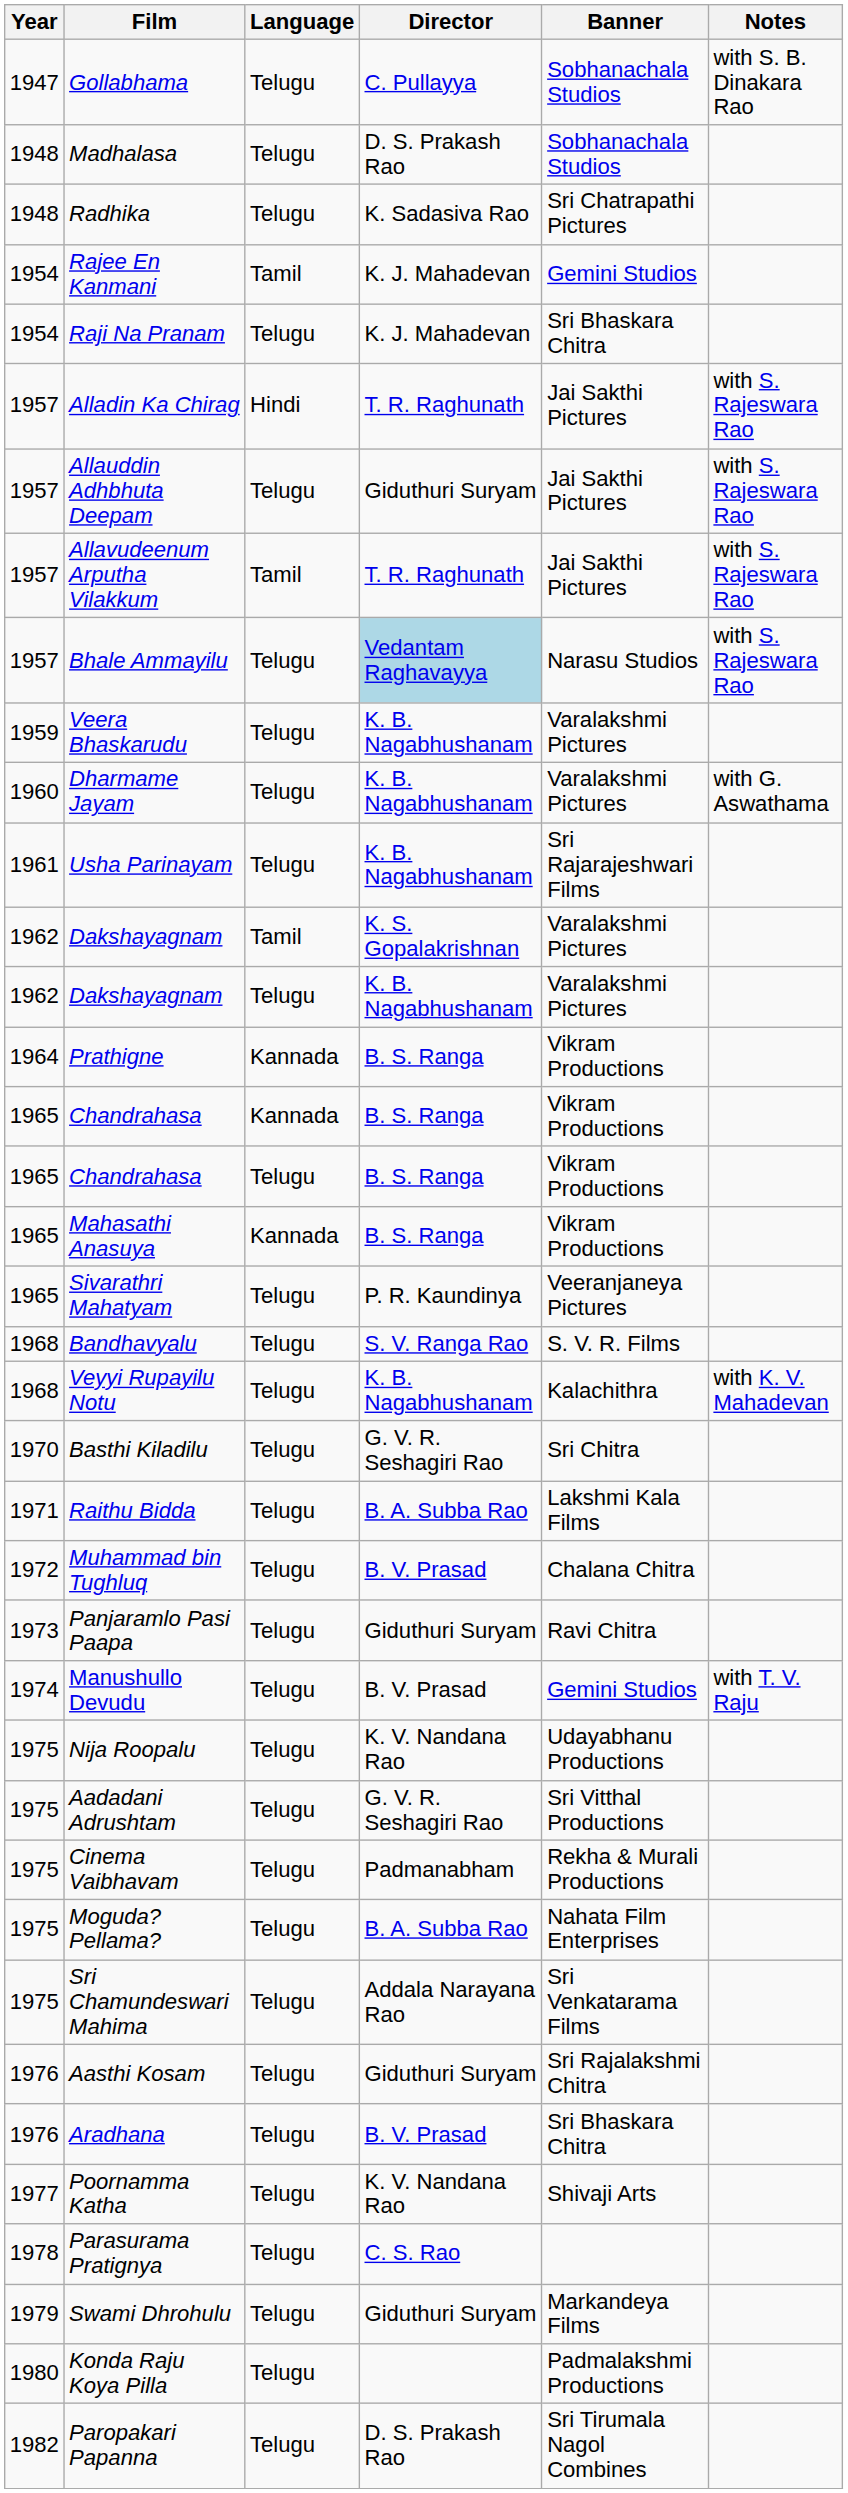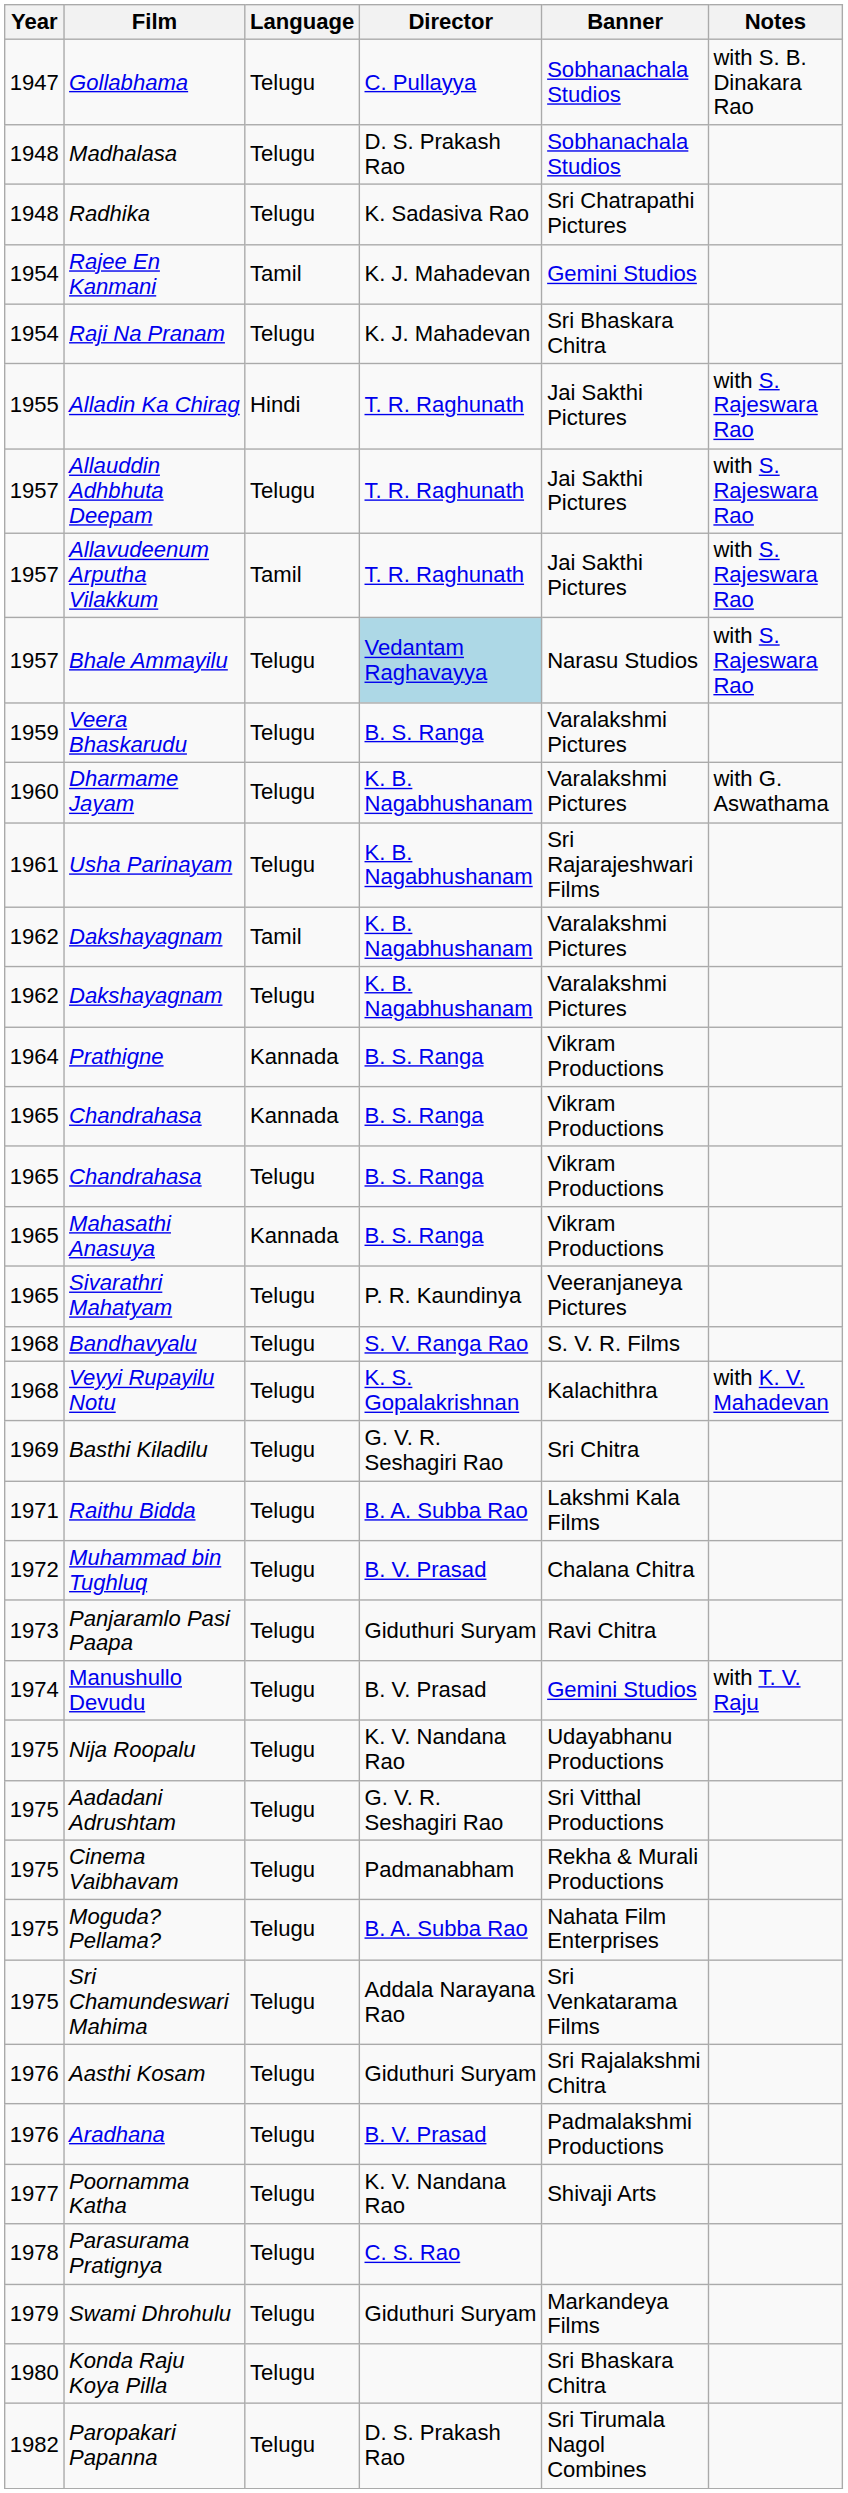(34, 405) 1957 -> (34, 405) 1955
(450, 490) Giduthuri Suryam -> (444, 490) T. R. Raghunath
(449, 732) K. B. Nagabhushanam -> (424, 732) B. S. Ranga
(442, 936) K. S. Gopalakrishnan -> (449, 936) K. B. Nagabhushanam
(449, 1390) K. B. Nagabhushanam -> (442, 1390) K. S. Gopalakrishnan
(34, 1450) 1970 -> (34, 1450) 1969
(610, 2133) Sri Bhaskara Chitra -> (620, 2133) Padmalakshmi Productions
(620, 2373) Padmalakshmi Productions -> (610, 2373) Sri Bhaskara Chitra
